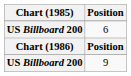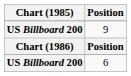rows swapped: (106, 29) <-> (106, 63)
